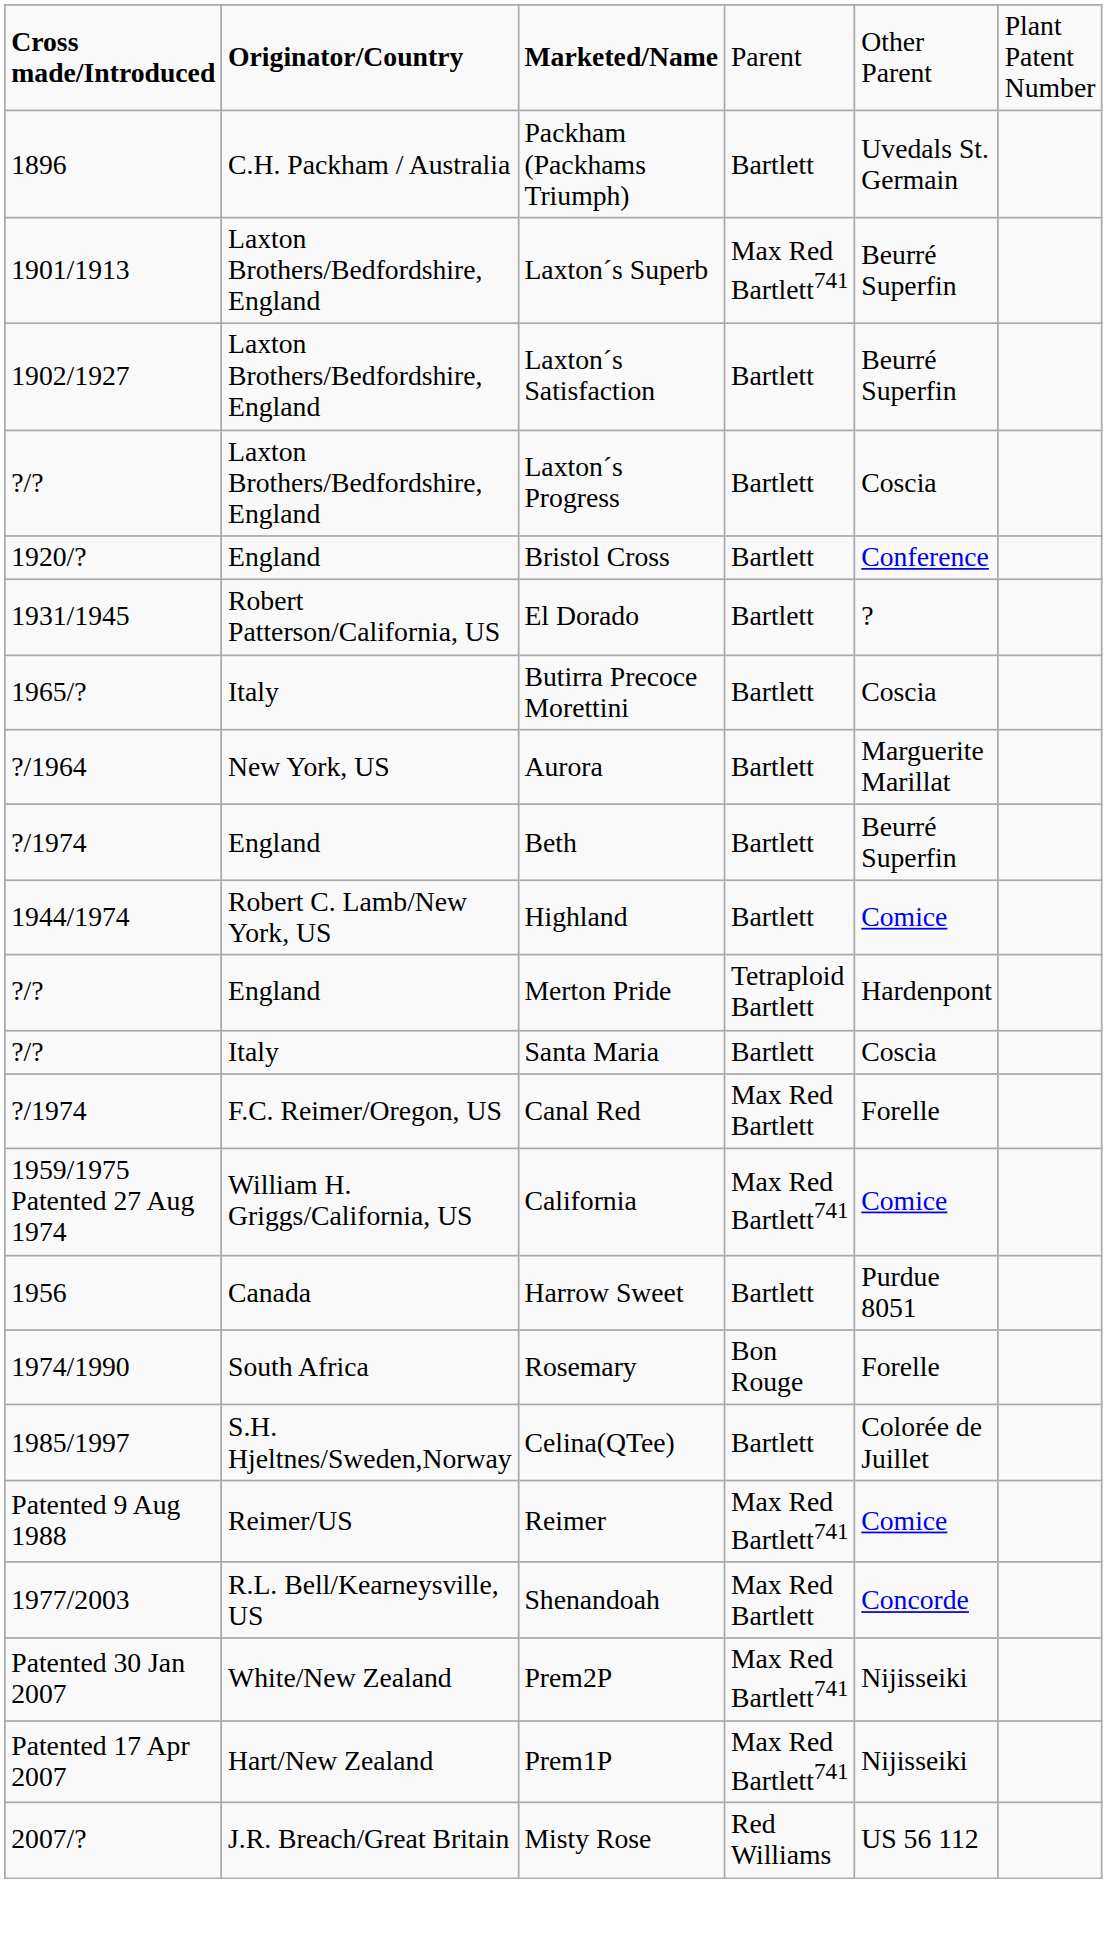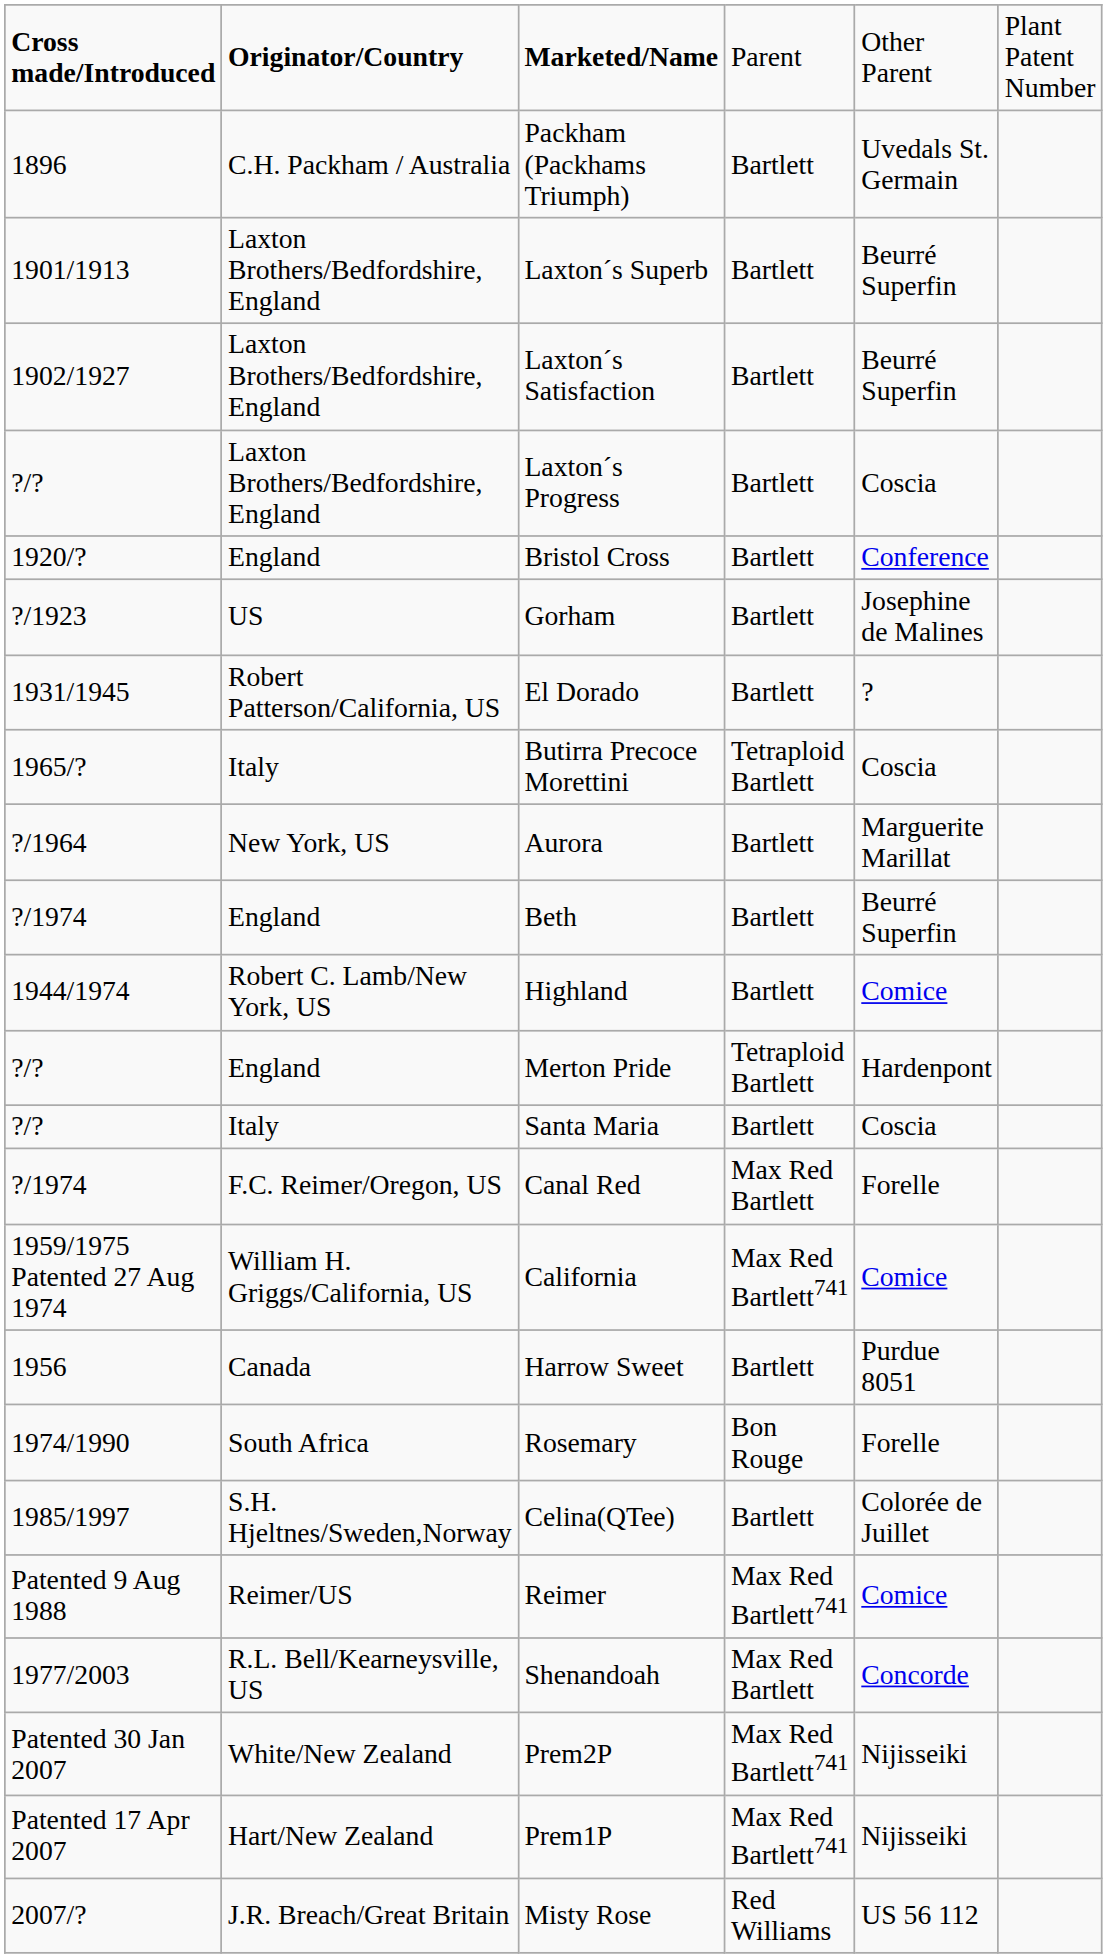(790, 269) Max Red Bartlett741 -> (772, 269) Bartlett
+ row: (570, 616)
(772, 691) Bartlett -> (788, 766) Tetraploid Bartlett
